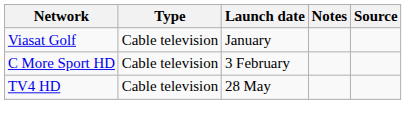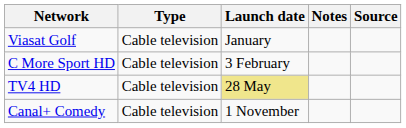(248, 87) no background -> (248, 87) khaki background
+ row: (57, 110)
